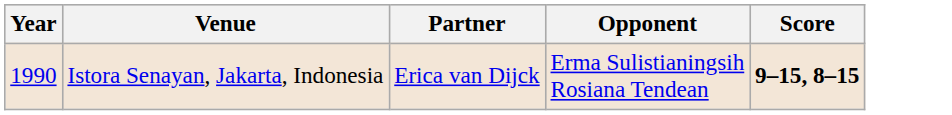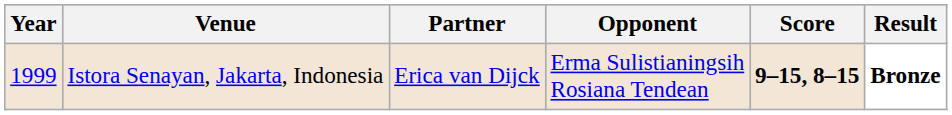+ column: (905, 24)
(33, 75) 1990 -> (33, 75) 1999
